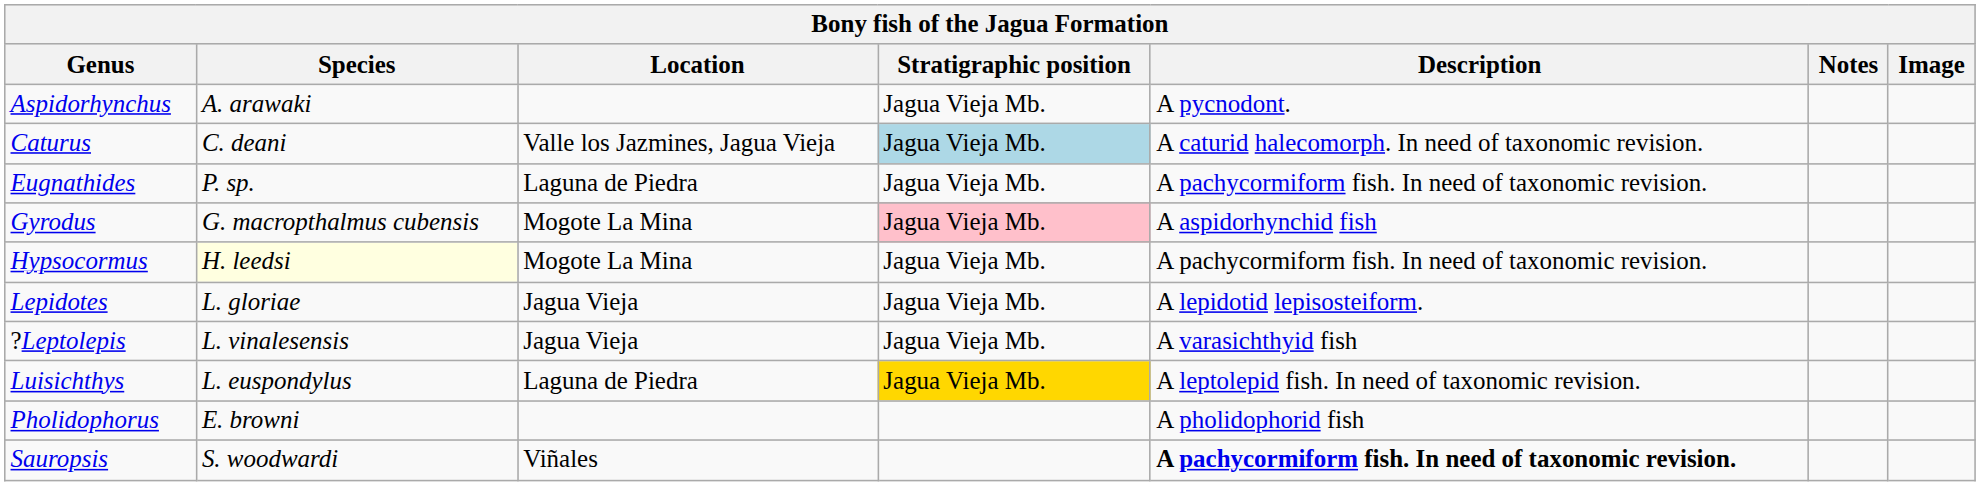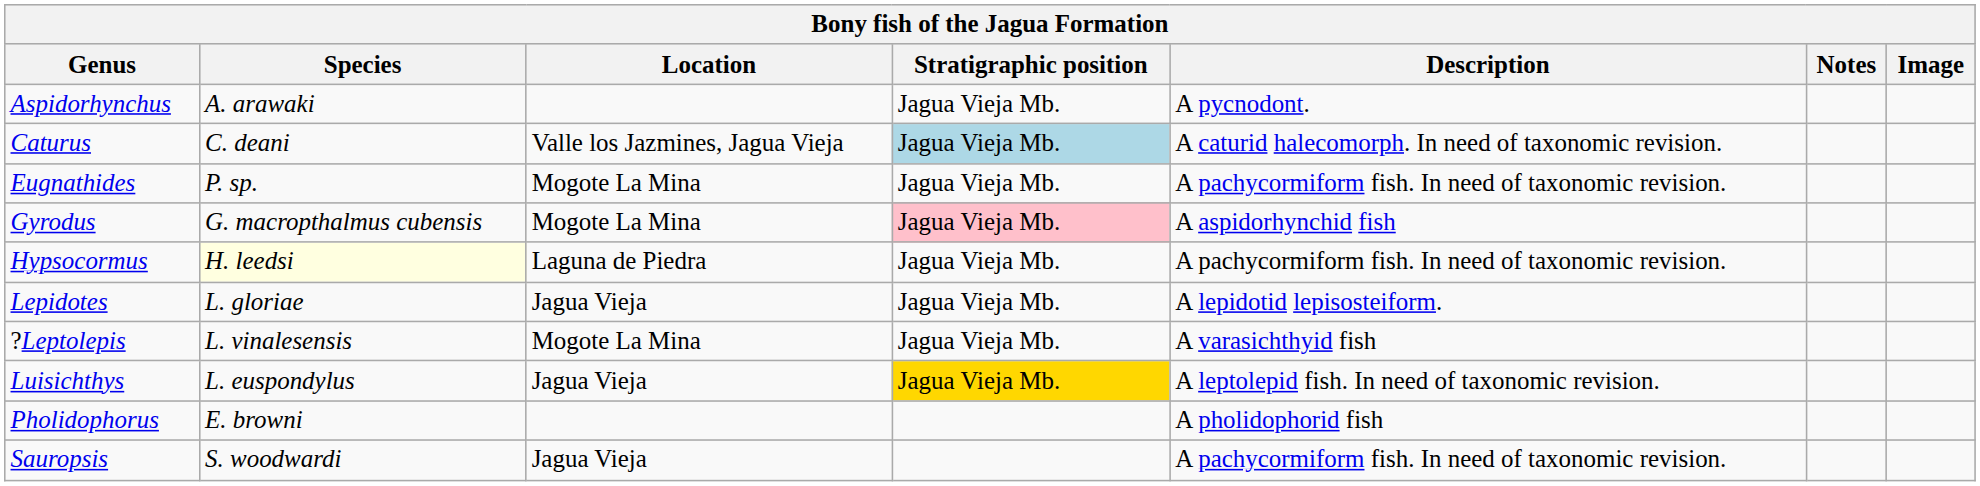(610, 182) Laguna de Piedra -> (616, 182) Mogote La Mina
(608, 261) Mogote La Mina -> (619, 261) Laguna de Piedra
(581, 340) Jagua Vieja -> (616, 340) Mogote La Mina
(610, 380) Laguna de Piedra -> (589, 380) Jagua Vieja
(561, 459) Viñales -> (589, 459) Jagua Vieja
(1446, 459) bold -> (1451, 459) normal
